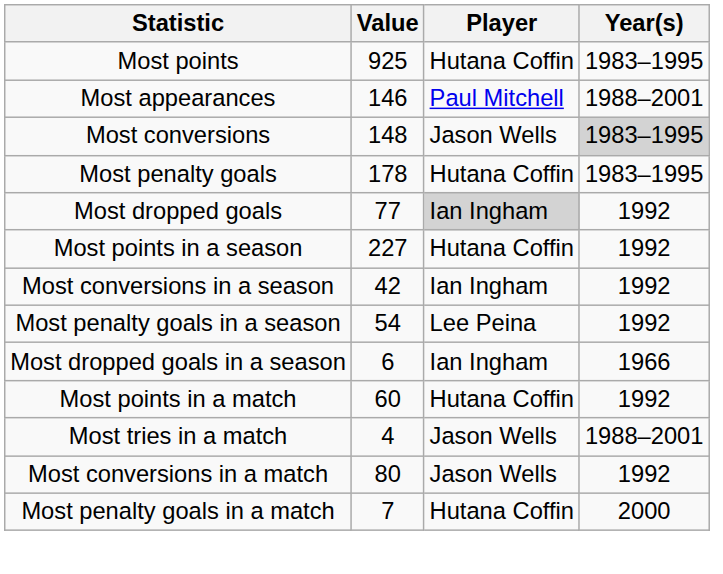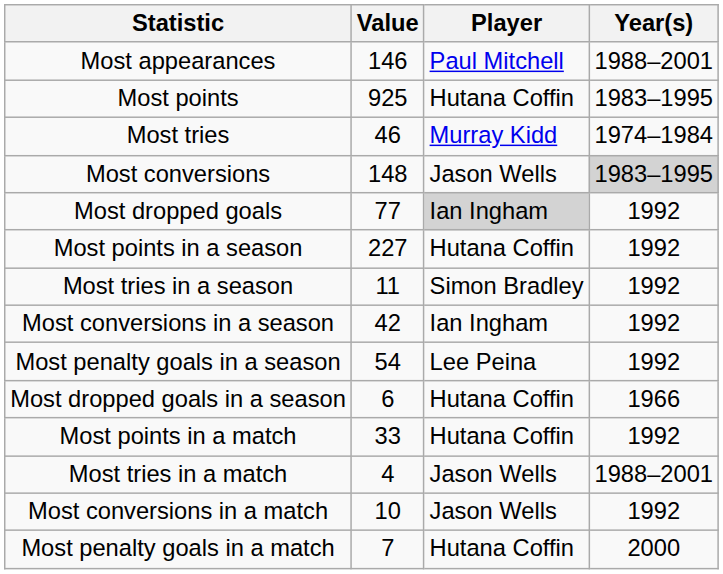rows swapped: (178, 98) <-> (178, 60)
+ row: (178, 135)
- row: (178, 173)
+ row: (178, 286)
(489, 361) Ian Ingham -> (502, 398) Hutana Coffin
(388, 398) 60 -> (388, 436) 33
(388, 473) 80 -> (388, 511) 10
